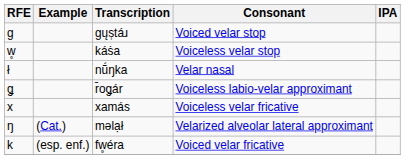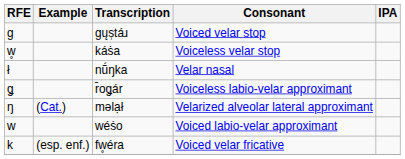- row: (112, 107)
+ row: (109, 126)
